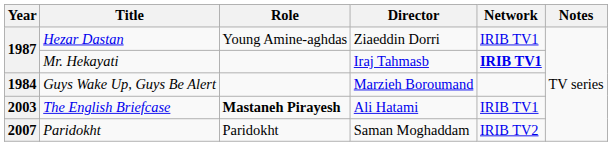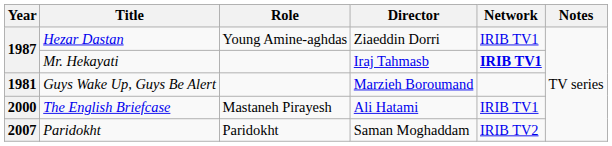(22, 84) 1984 -> (22, 84) 1981
(22, 107) 2003 -> (22, 107) 2000
(282, 107) bold -> (277, 107) normal
